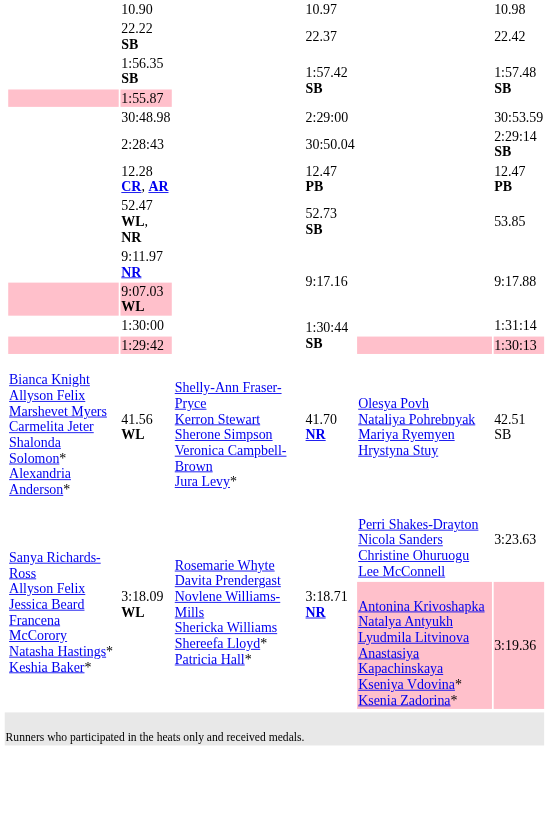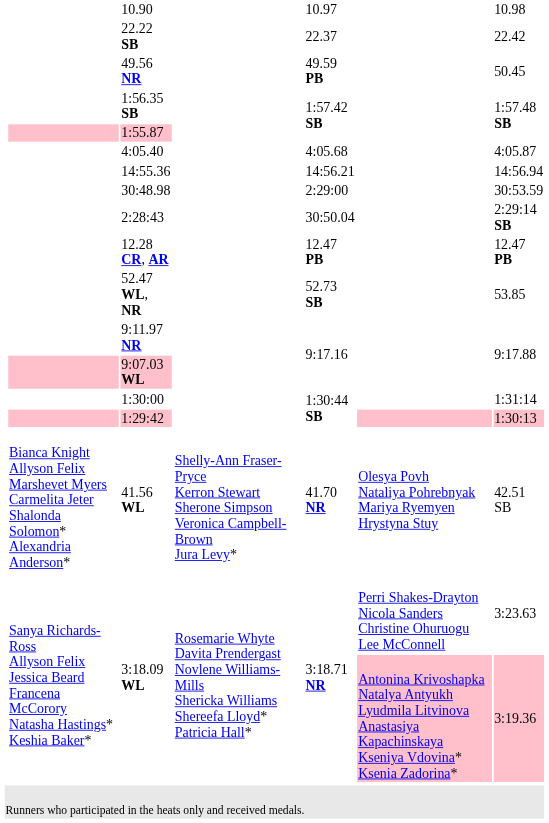+ row: (63, 71)
+ row: (63, 152)
+ row: (63, 171)
